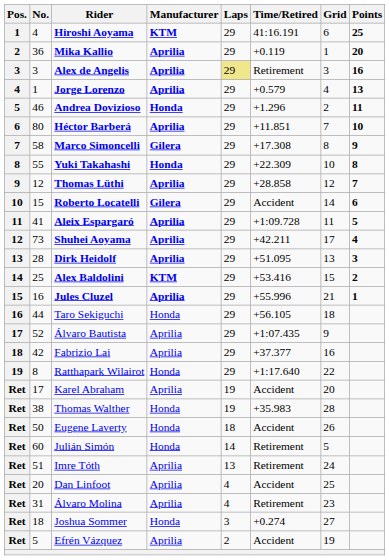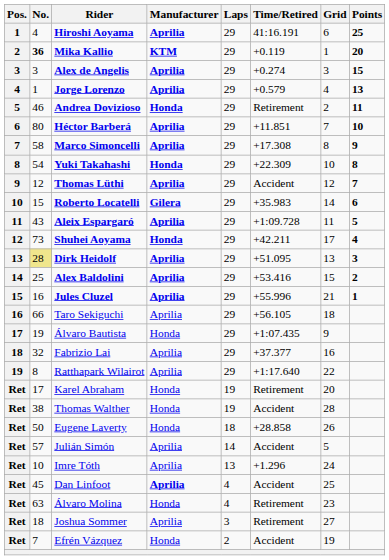(163, 32) KTM -> (167, 32) Aprilia
(38, 51) normal -> (38, 51) bold
(167, 51) Aprilia -> (163, 51) KTM
(229, 70) khaki background -> (229, 70) no background
(278, 70) Retirement -> (269, 70) +0.274
(358, 70) 16 -> (358, 70) 15
(269, 108) +1.296 -> (278, 108) Retirement
(165, 145) Gilera -> (167, 145) Aprilia
(38, 164) 55 -> (38, 164) 54
(272, 183) +28.858 -> (274, 183) Accident
(274, 202) Accident -> (272, 202) +35.983
(38, 220) 41 -> (38, 220) 43
(167, 239) Aprilia -> (166, 239) Honda
(38, 258) no background -> (38, 258) khaki background
(163, 277) KTM -> (167, 277) Aprilia
(38, 314) 44 -> (38, 314) 66
(165, 314) Honda -> (166, 314) Aprilia
(38, 333) 52 -> (38, 333) 19
(166, 333) Aprilia -> (165, 333) Honda
(38, 352) 42 -> (38, 352) 32
(165, 371) Honda -> (166, 371) Aprilia
(166, 390) Aprilia -> (165, 390) Honda
(274, 390) Accident -> (278, 390) Retirement
(272, 408) +35.983 -> (274, 408) Accident
(274, 427) Accident -> (272, 427) +28.858
(38, 446) 60 -> (38, 446) 57
(165, 446) Honda -> (166, 446) Aprilia
(278, 446) Retirement -> (274, 446) Accident
(38, 465) 51 -> (38, 465) 10
(278, 465) Retirement -> (269, 465) +1.296
(38, 484) 20 -> (38, 484) 45
(166, 484) normal -> (167, 484) bold
(38, 502) 31 -> (38, 502) 63
(166, 502) Aprilia -> (165, 502) Honda
(165, 521) Honda -> (166, 521) Aprilia
(269, 521) +0.274 -> (278, 521) Retirement
(35, 540) 5 -> (35, 540) 7
(166, 540) Aprilia -> (165, 540) Honda
